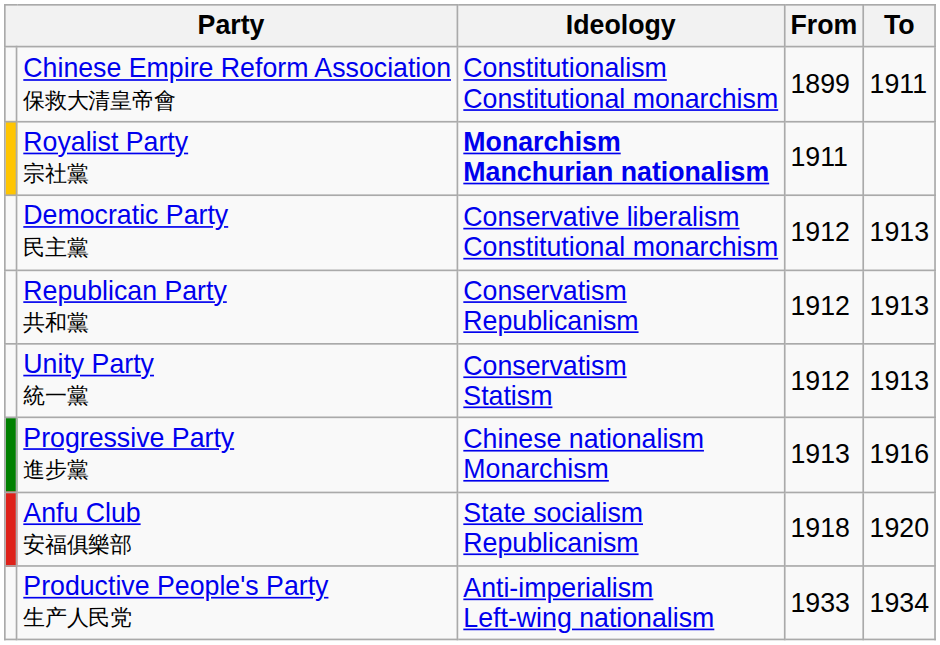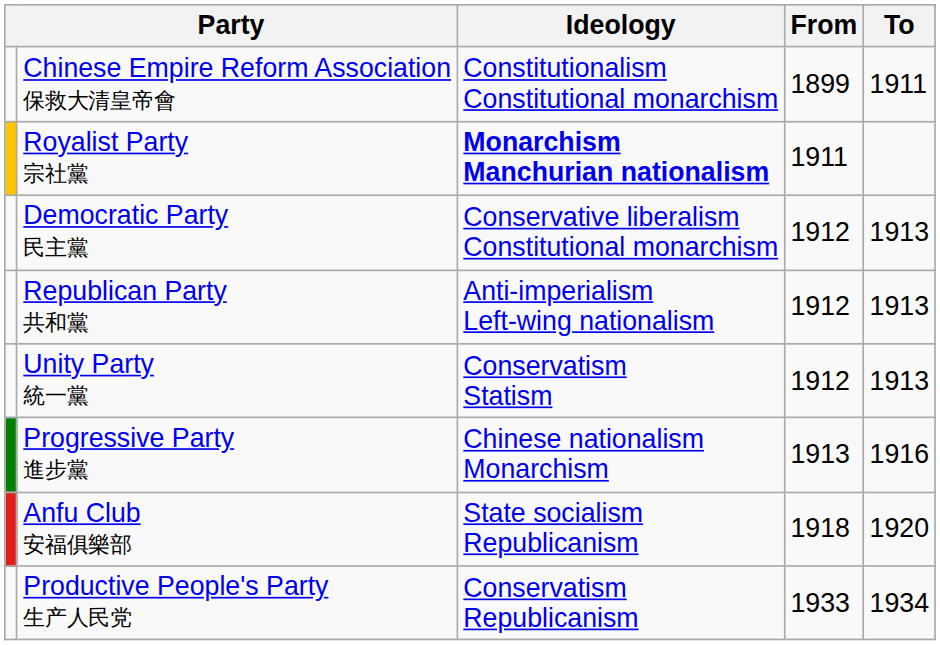(551, 306) Conservatism Republicanism -> (589, 306) Anti-imperialism Left-wing nationalism
(589, 602) Anti-imperialism Left-wing nationalism -> (551, 602) Conservatism Republicanism
